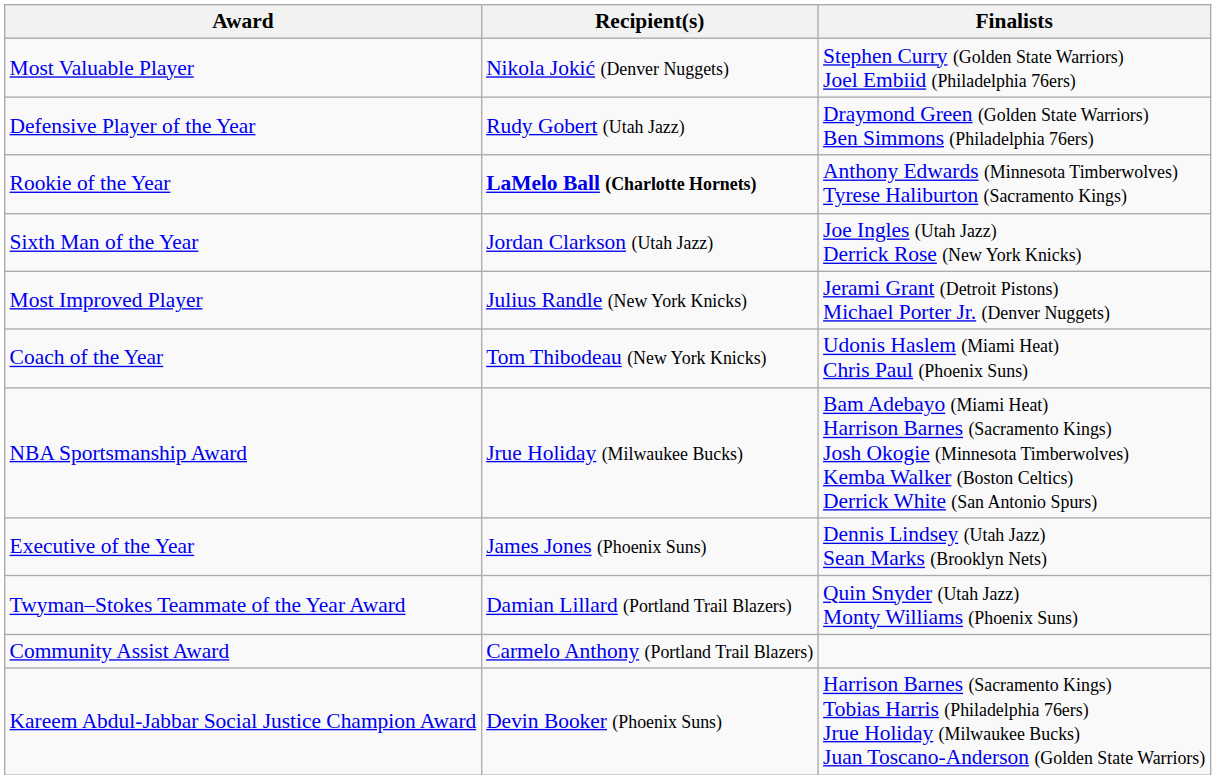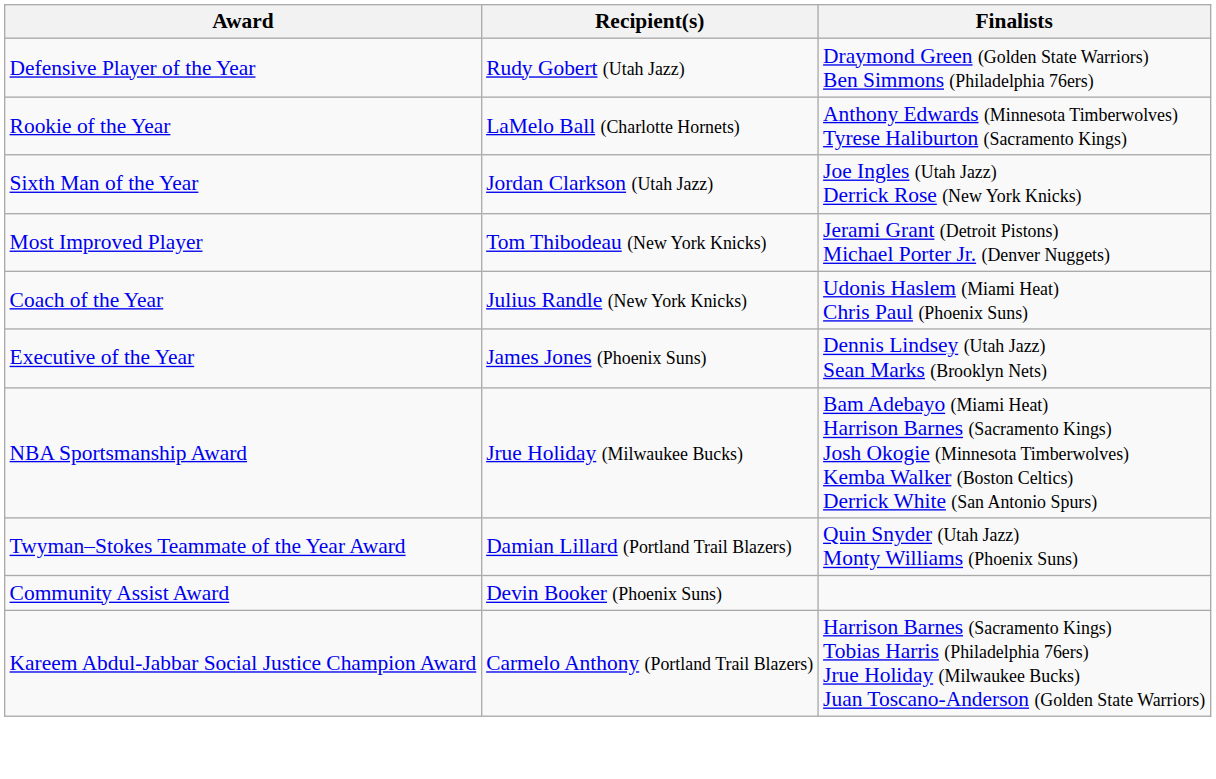- row: (102, 67)
(621, 183) bold -> (613, 125) normal
(617, 300) Julius Randle (New York Knicks) -> (626, 241) Tom Thibodeau (New York Knicks)
(626, 358) Tom Thibodeau (New York Knicks) -> (617, 300) Julius Randle (New York Knicks)
rows swapped: (102, 546) <-> (128, 452)
(650, 650) Carmelo Anthony (Portland Trail Blazers) -> (604, 592) Devin Booker (Phoenix Suns)
(604, 721) Devin Booker (Phoenix Suns) -> (650, 663) Carmelo Anthony (Portland Trail Blazers)
